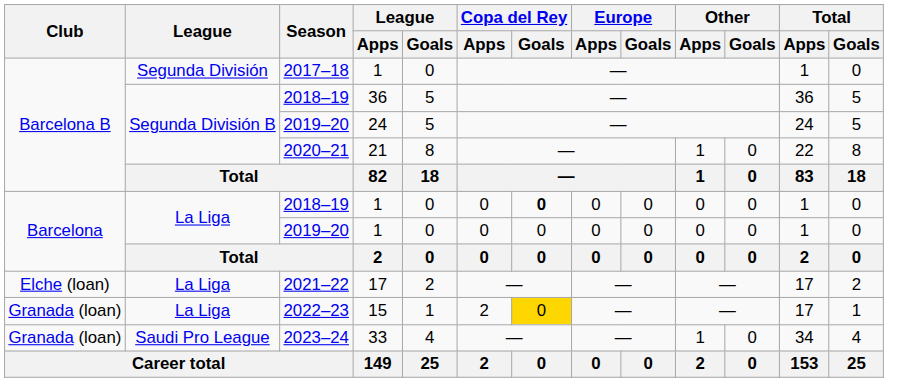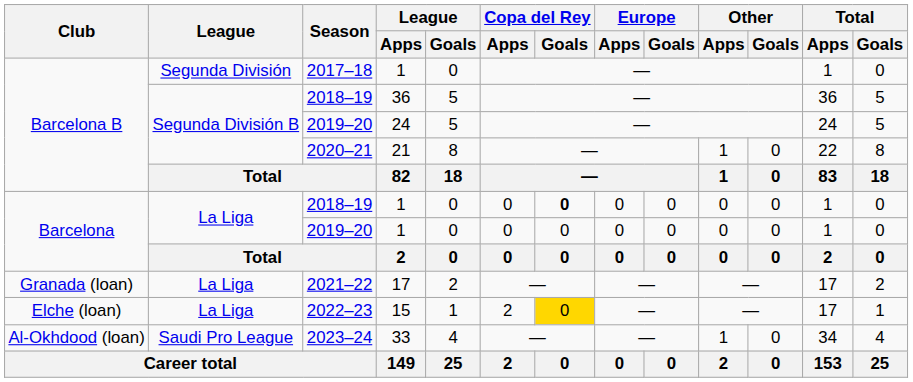(65, 284) Elche (loan) -> (77, 284) Granada (loan)
(65, 310) Granada (loan) -> (77, 310) Elche (loan)
(65, 337) Granada (loan) -> (77, 337) Al-Okhdood (loan)
